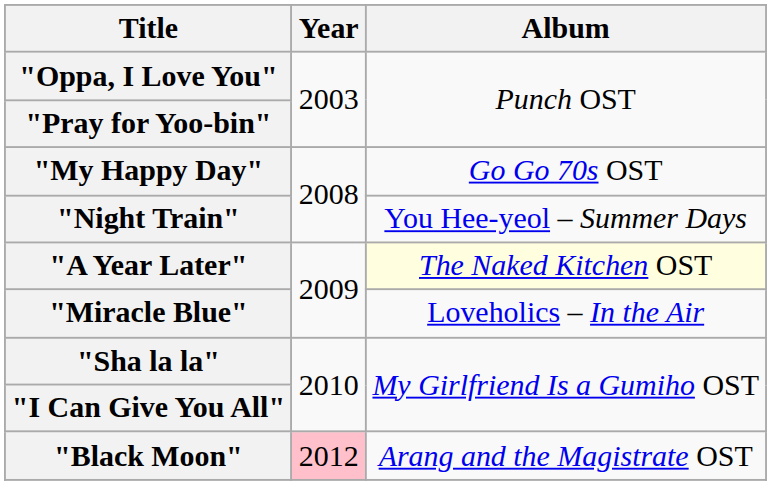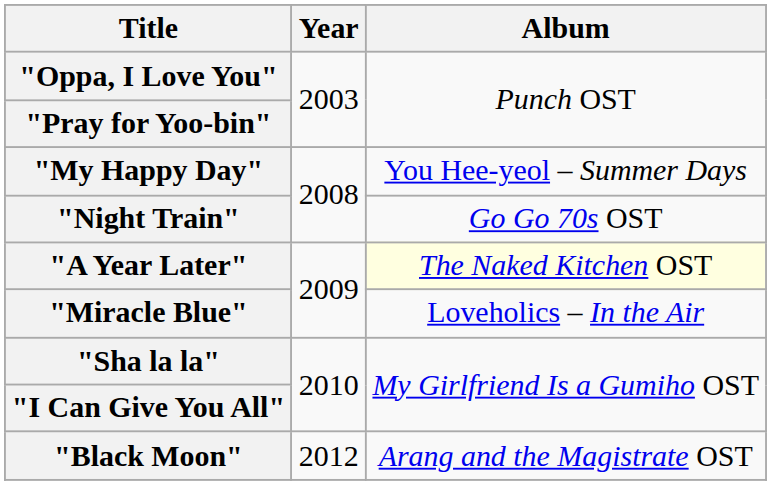(566, 170) Go Go 70s OST -> (566, 170) You Hee-yeol – Summer Days
(566, 218) You Hee-yeol – Summer Days -> (566, 218) Go Go 70s OST
(329, 455) pink background -> (329, 455) no background
